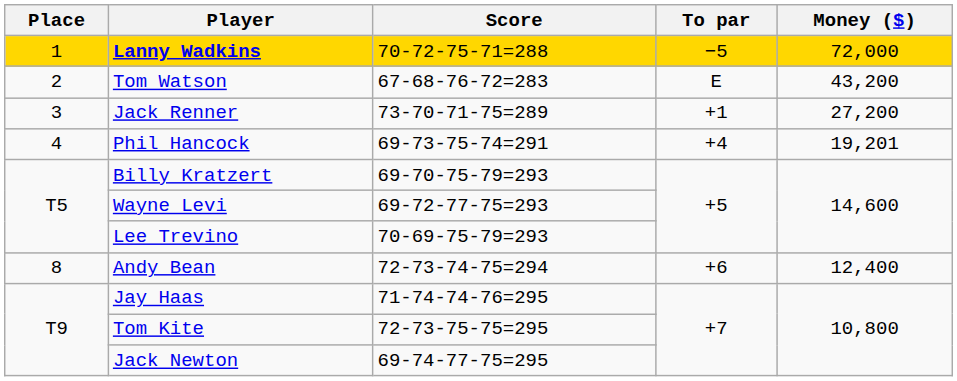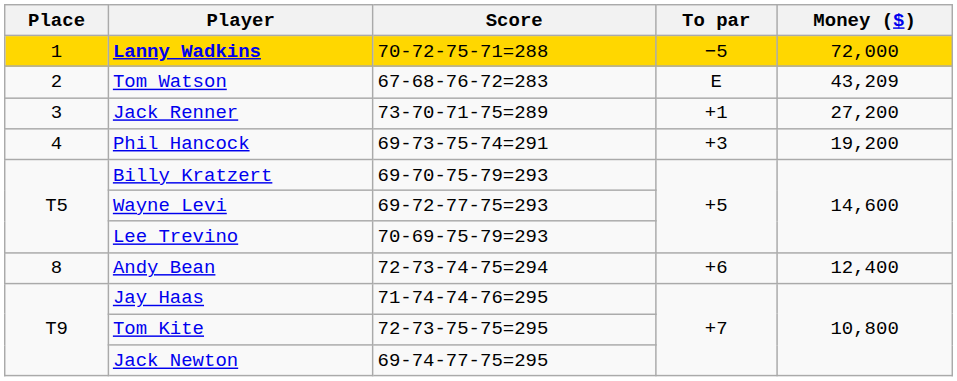(865, 82) 43,200 -> (865, 82) 43,209
(716, 144) +4 -> (716, 144) +3
(865, 144) 19,201 -> (865, 144) 19,200
